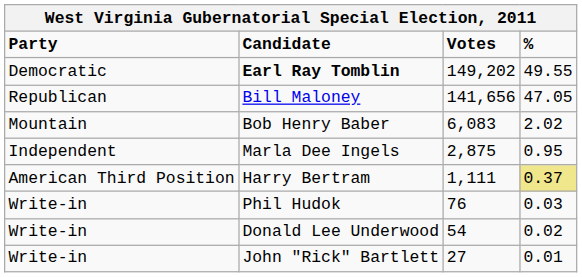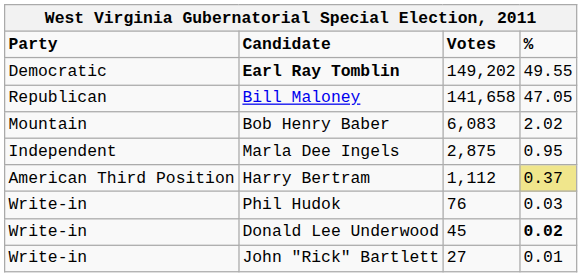(481, 98) 141,656 -> (481, 98) 141,658
(471, 178) 1,111 -> (471, 178) 1,112
(457, 232) 54 -> (457, 232) 45
(543, 232) normal -> (543, 232) bold
